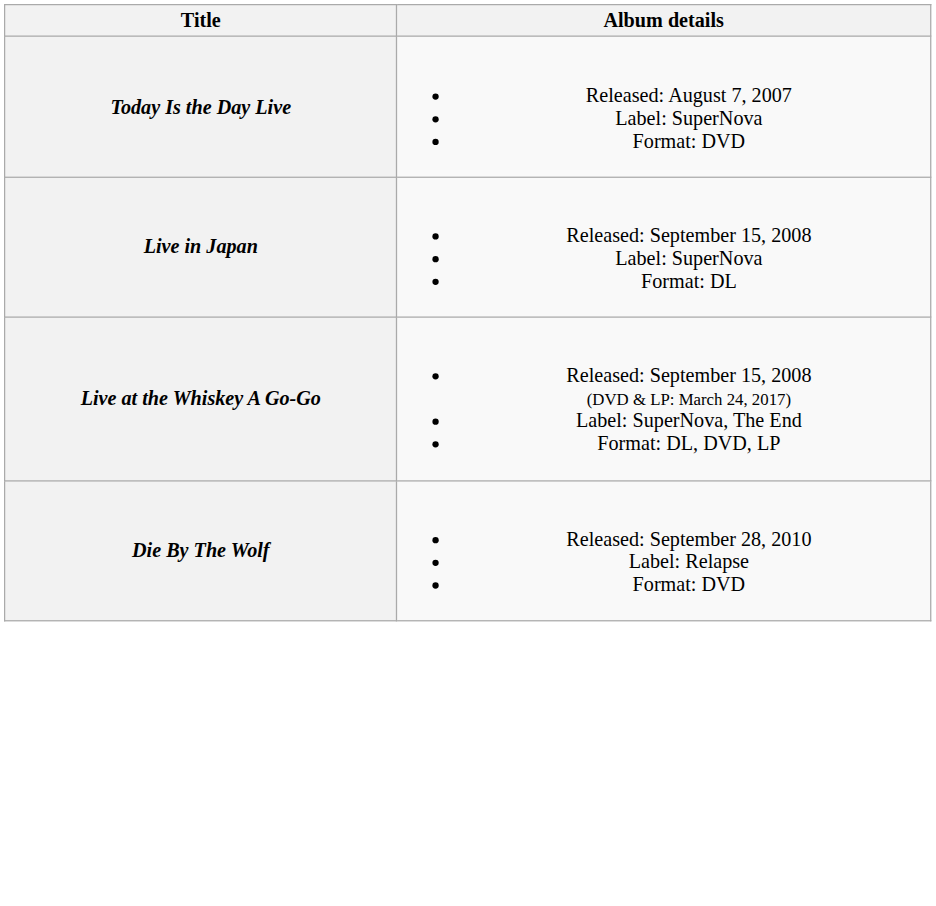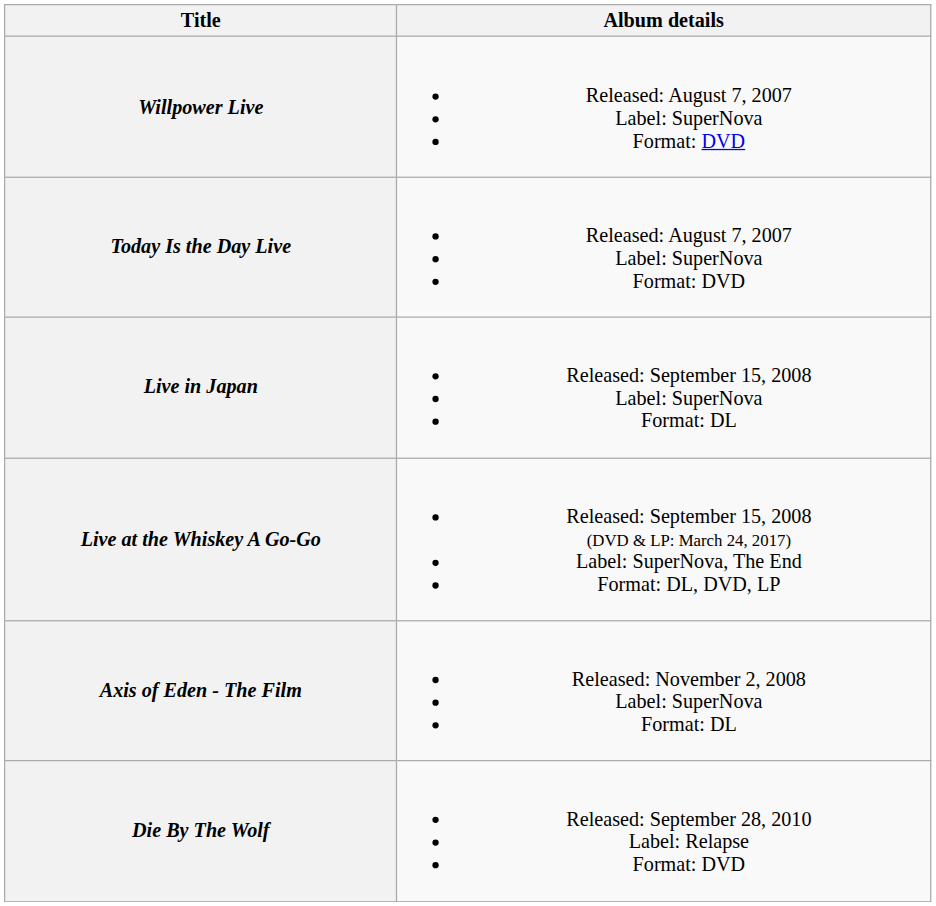+ row: (201, 106)
+ row: (201, 690)
